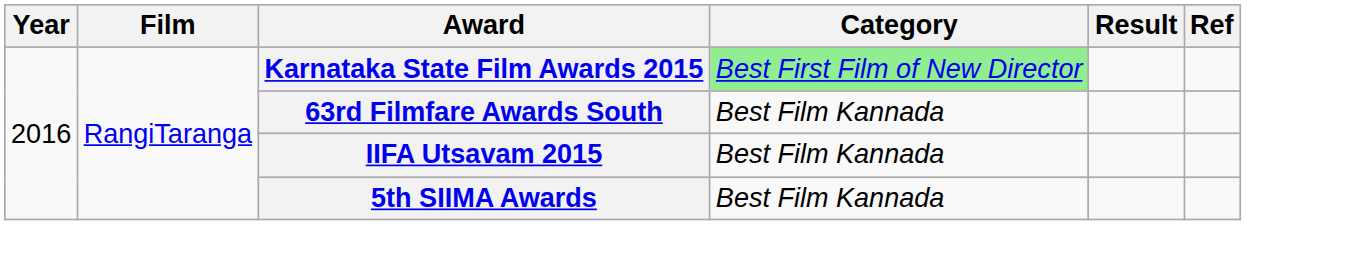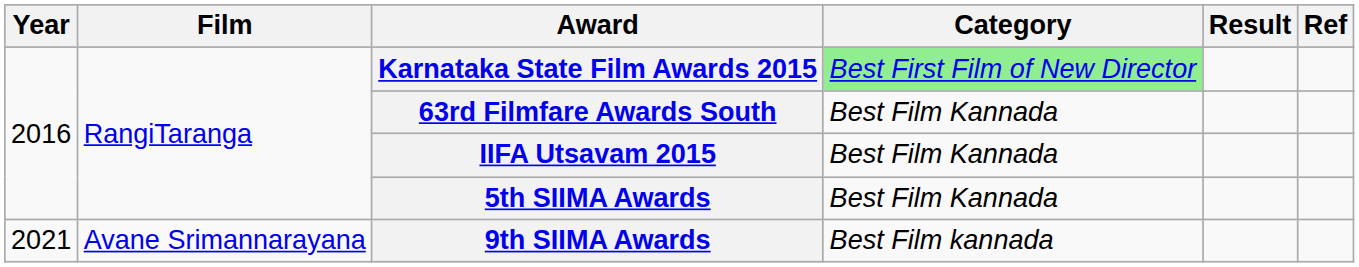+ row: (598, 240)
